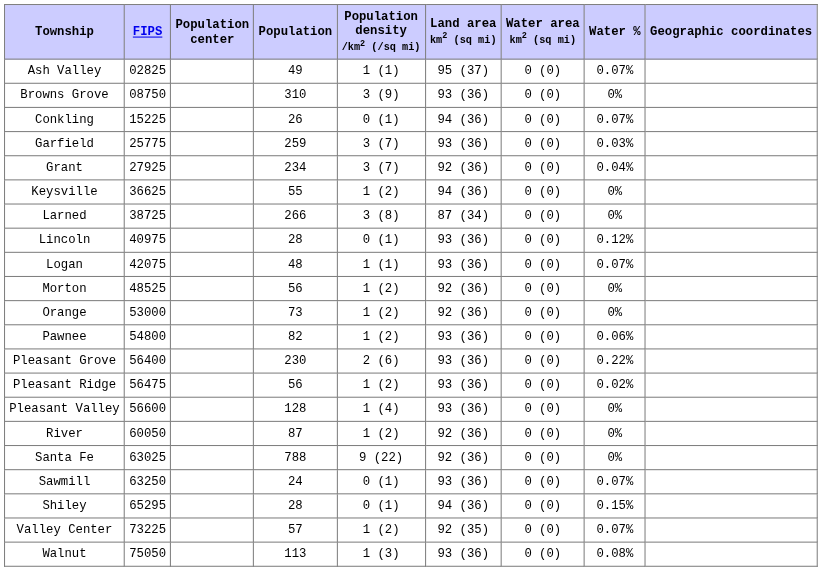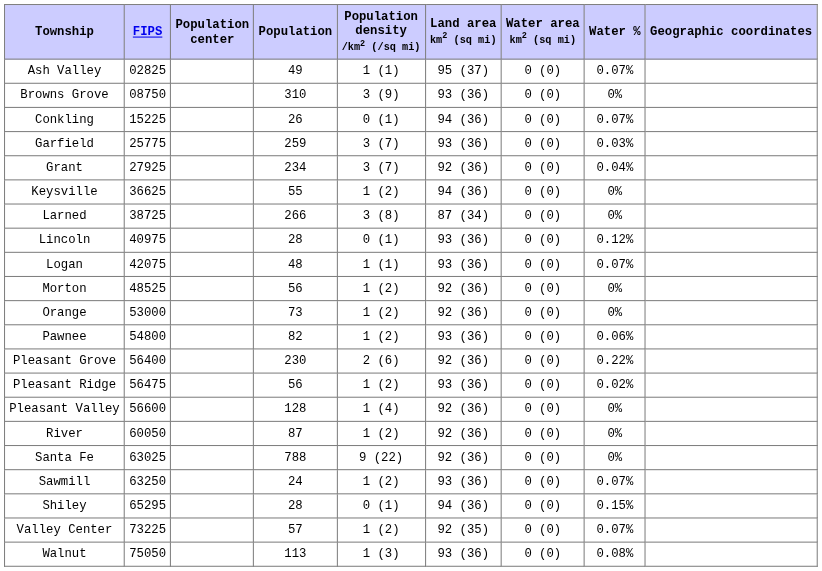(463, 361) 93 (36) -> (463, 361) 92 (36)
(463, 410) 93 (36) -> (463, 410) 92 (36)
(381, 482) 0 (1) -> (381, 482) 1 (2)
